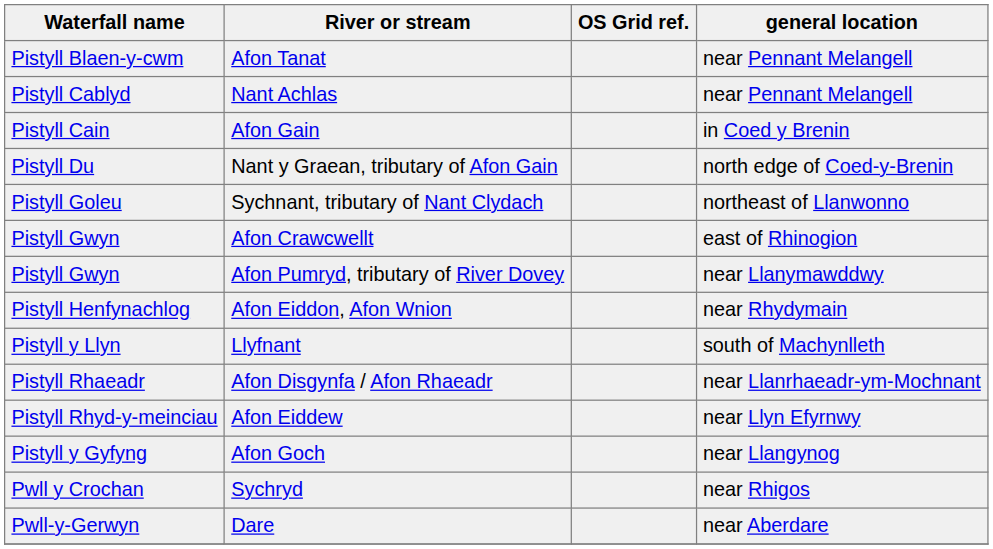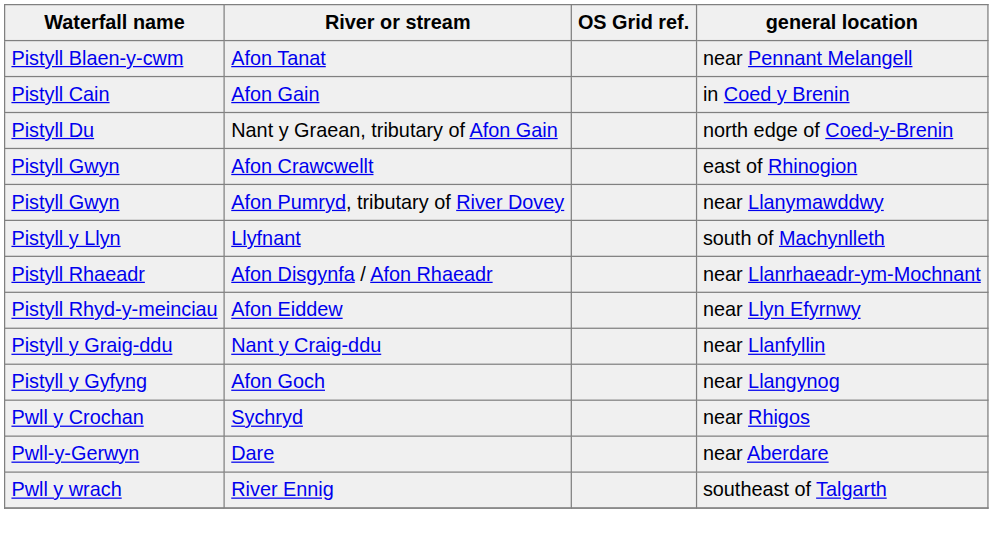- row: (284, 94)
- row: (387, 202)
- row: (342, 310)
+ row: (306, 346)
+ row: (283, 489)
